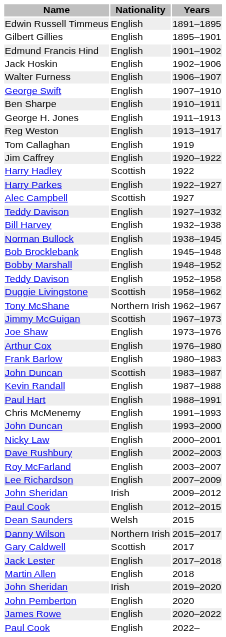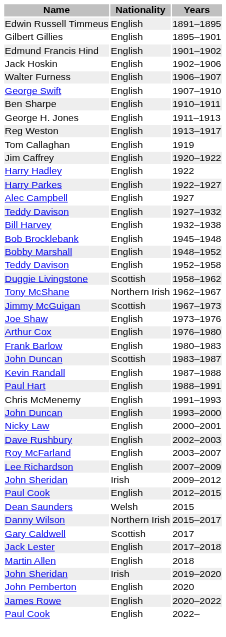(128, 171) Scottish -> (127, 171) English
(128, 198) Scottish -> (127, 198) English
- row: (39, 238)
